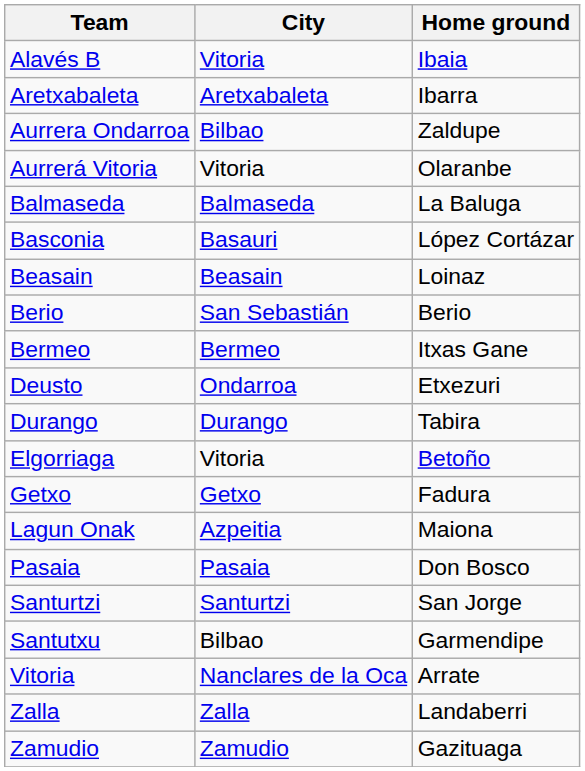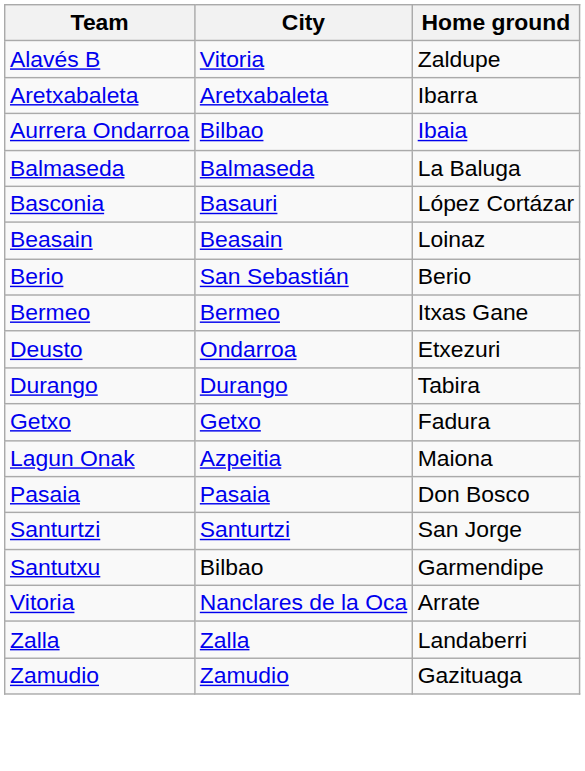(443, 58) Ibaia -> (459, 58) Zaldupe
(459, 131) Zaldupe -> (443, 131) Ibaia
- row: (84, 167)
- row: (62, 458)
